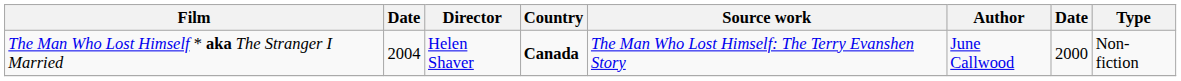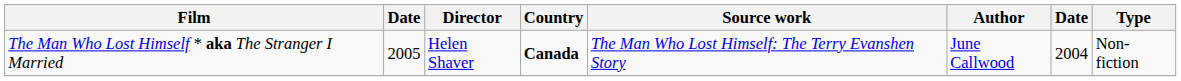(404, 52) 2004 -> (404, 52) 2005
(1072, 52) 2000 -> (1072, 52) 2004
